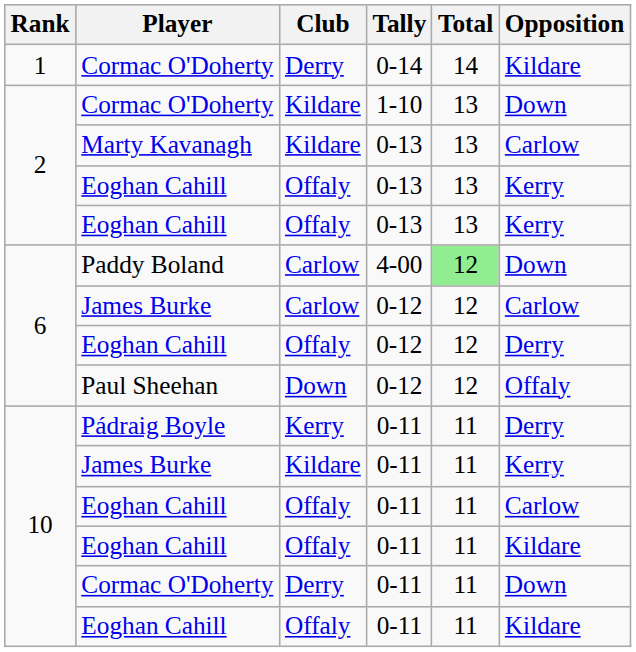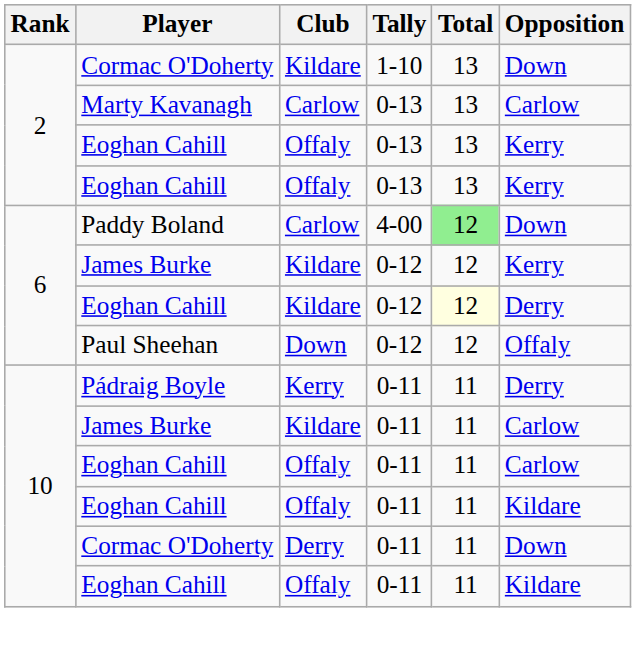- row: (177, 64)
(323, 144) Kildare -> (322, 104) Carlow
(322, 305) Carlow -> (323, 265) Kildare
(542, 305) Carlow -> (534, 265) Kerry
(318, 345) Offaly -> (323, 305) Kildare
(466, 345) no background -> (466, 305) lightyellow background
(534, 465) Kerry -> (542, 425) Carlow
